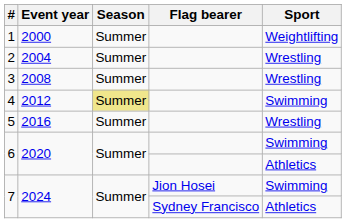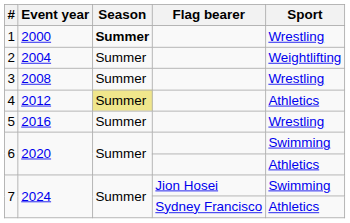(121, 36) normal -> (122, 36) bold
(302, 36) Weightlifting -> (296, 36) Wrestling
(293, 57) Wrestling -> (305, 57) Weightlifting
(296, 100) Swimming -> (294, 100) Athletics
